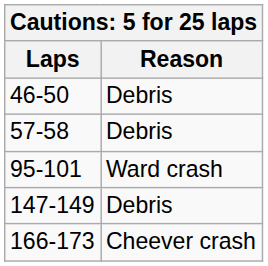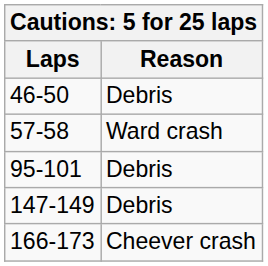(139, 132) Debris -> (164, 132) Ward crash
(164, 168) Ward crash -> (139, 168) Debris
